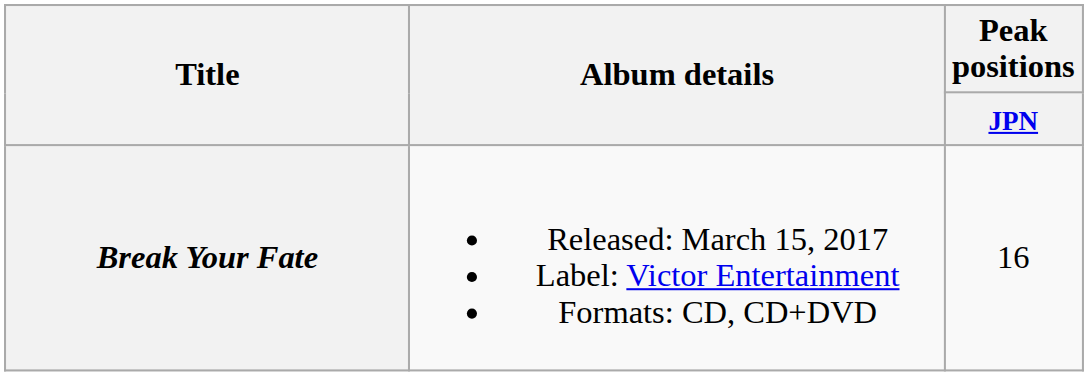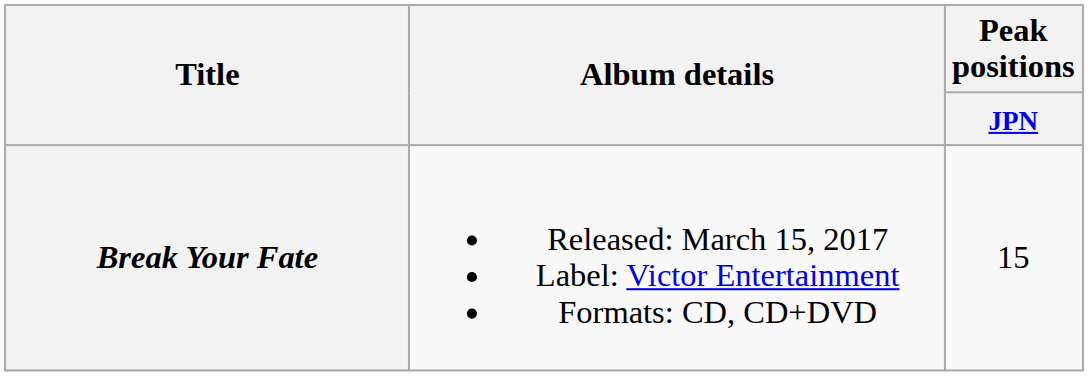(1013, 257) 16 -> (1013, 257) 15
